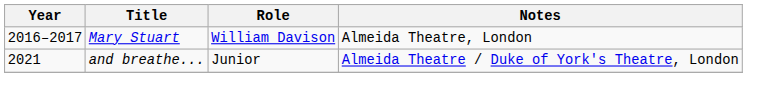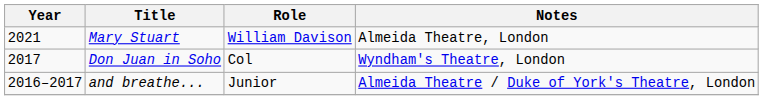(45, 38) 2016–2017 -> (24, 38) 2021
+ row: (155, 61)
(24, 61) 2021 -> (45, 83) 2016–2017
